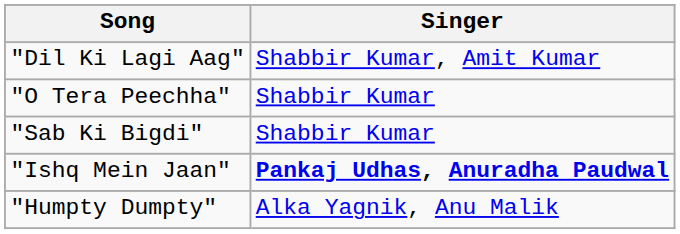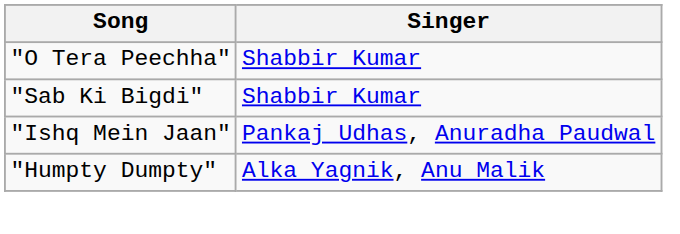- row: (128, 61)
(462, 172) bold -> (449, 135) normal
